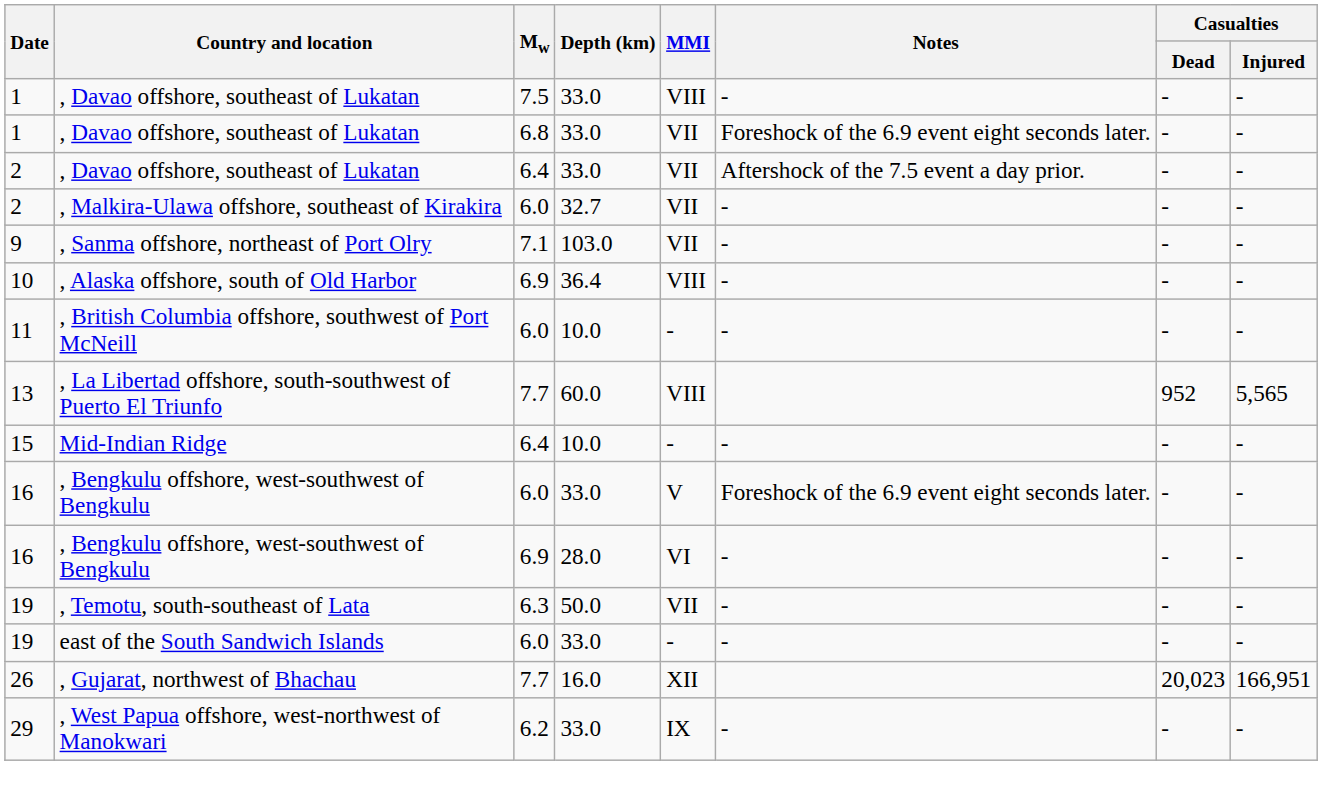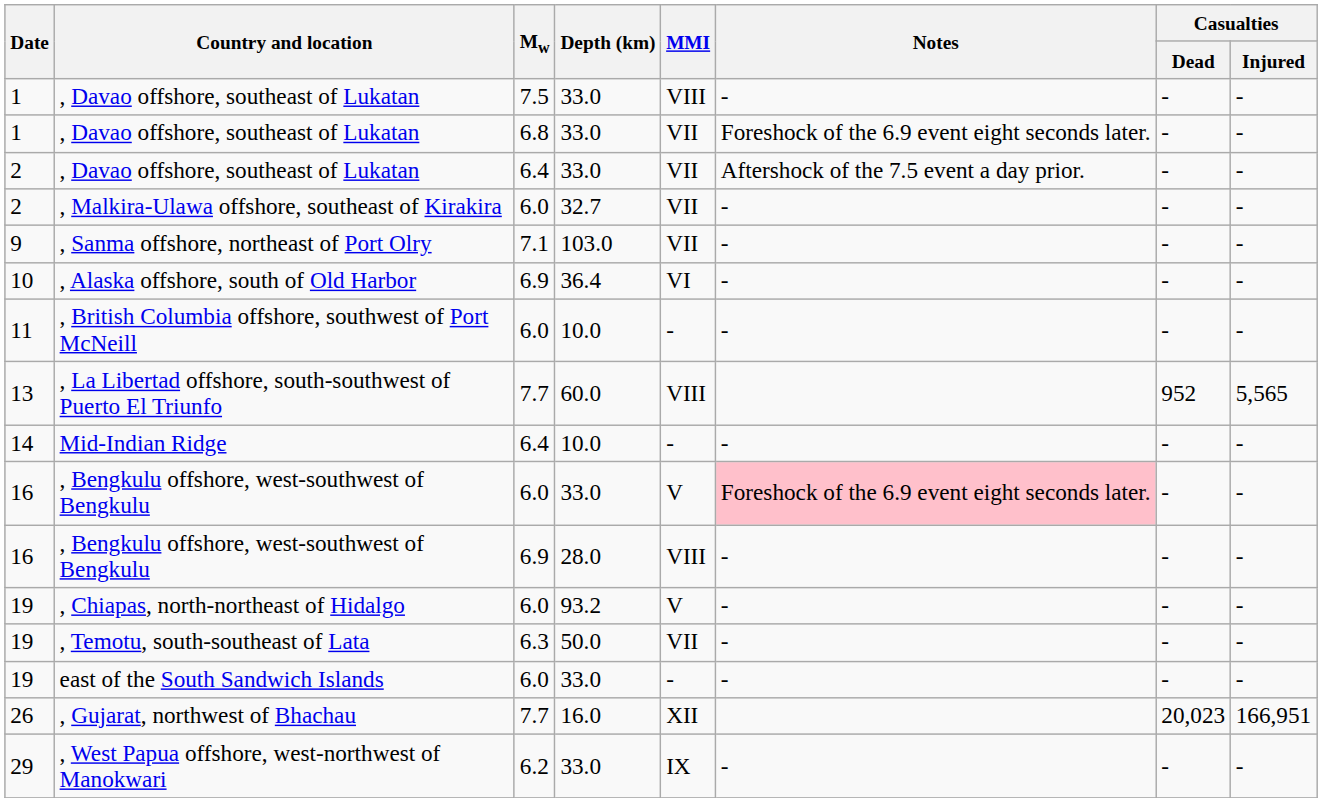(686, 280) VIII -> (678, 280) VI
(22, 443) 15 -> (22, 443) 14
(936, 492) no background -> (936, 492) pink background
(678, 555) VI -> (686, 555) VIII
+ row: (232, 605)
